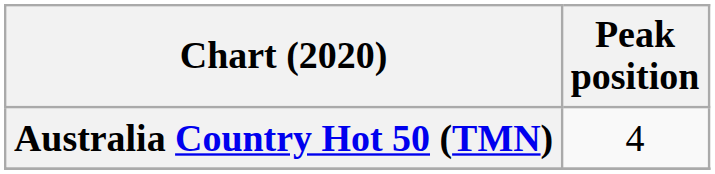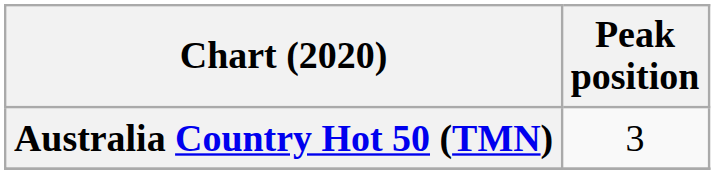(635, 137) 4 -> (635, 137) 3
